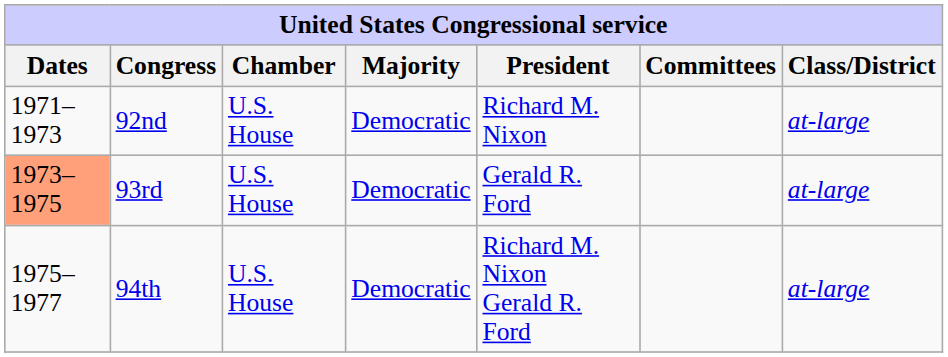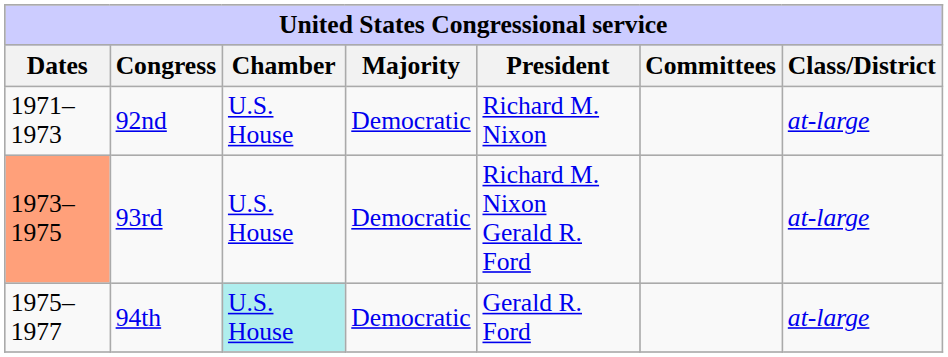(532, 189) Gerald R. Ford -> (541, 218) Richard M. Nixon Gerald R. Ford
(261, 288) no background -> (261, 316) paleturquoise background
(541, 288) Richard M. Nixon Gerald R. Ford -> (532, 316) Gerald R. Ford
